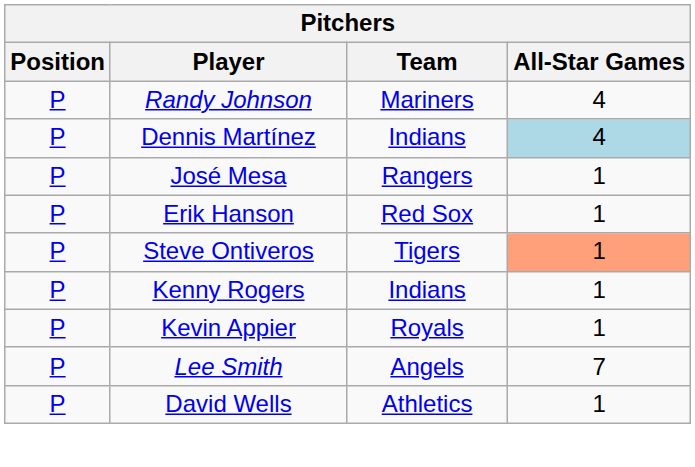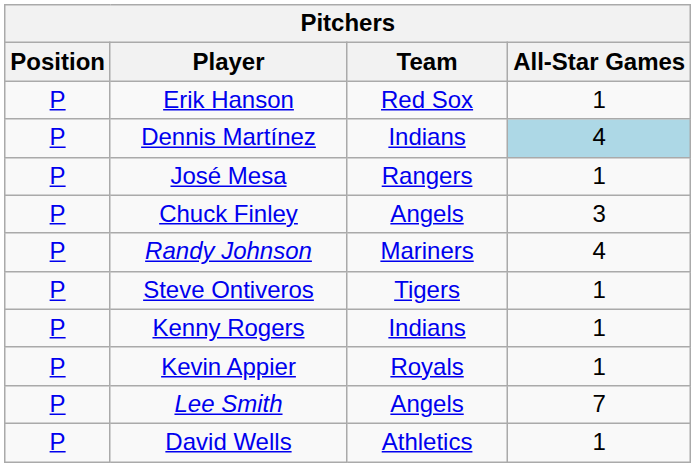rows swapped: (229, 213) <-> (229, 99)
+ row: (228, 213)
(599, 251) lightsalmon background -> (599, 289) no background
